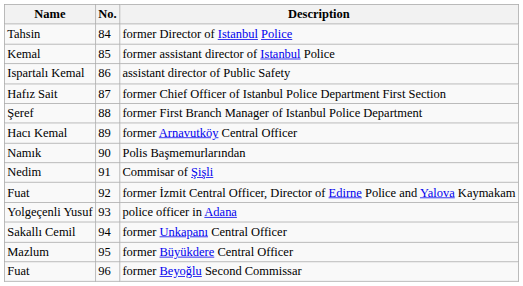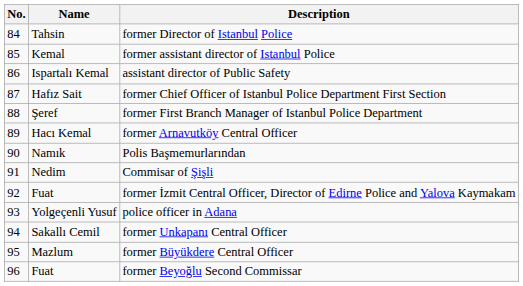columns swapped: (107, 14) <-> (50, 14)
